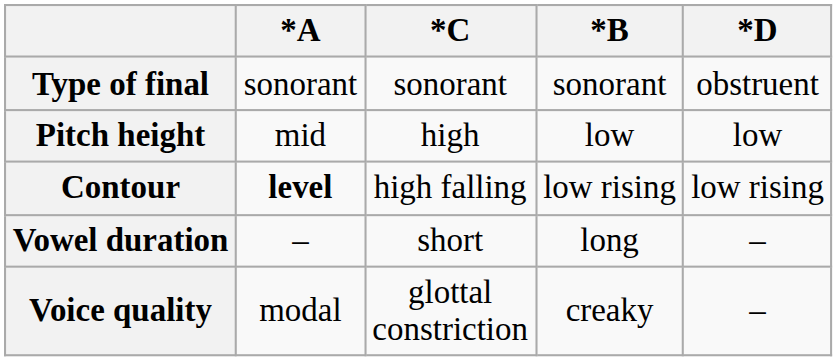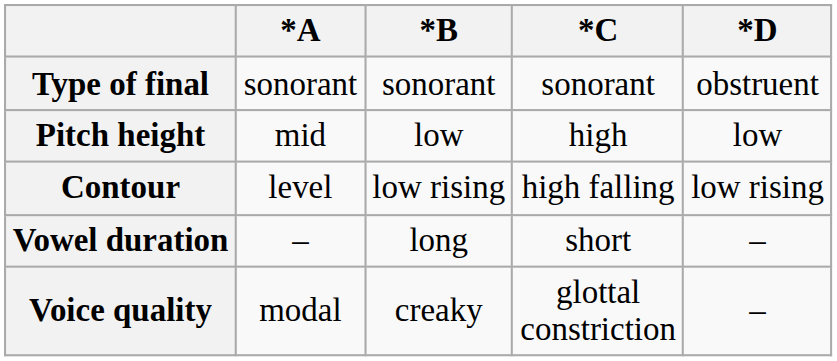columns swapped: (610, 30) <-> (450, 30)
(300, 187) bold -> (300, 187) normal
